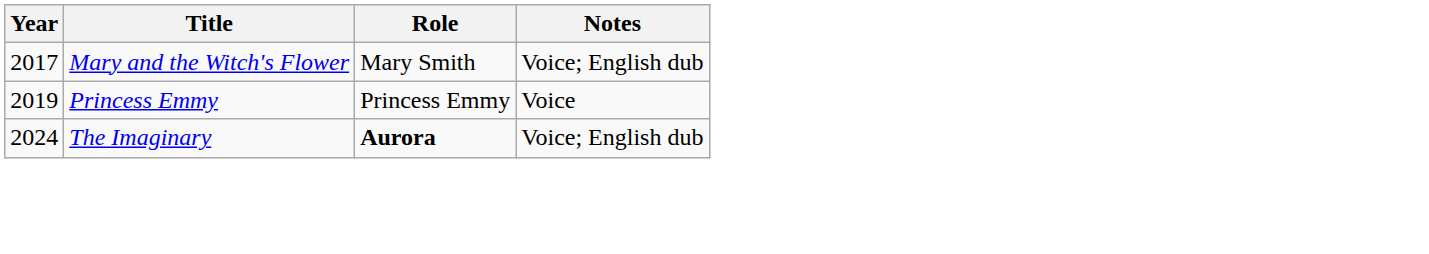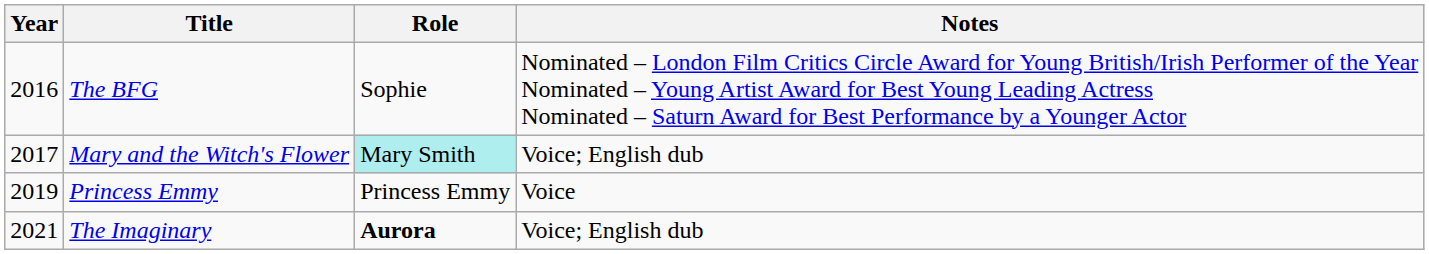+ row: (114, 88)
(418, 61) no background -> (418, 153) paleturquoise background
(34, 137) 2024 -> (34, 229) 2021
